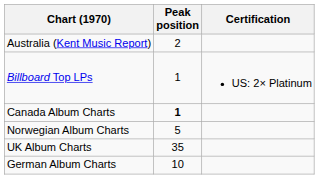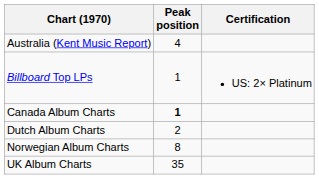(178, 43) 2 -> (178, 43) 4
+ row: (56, 130)
(178, 130) 5 -> (178, 147) 8
- row: (61, 165)
